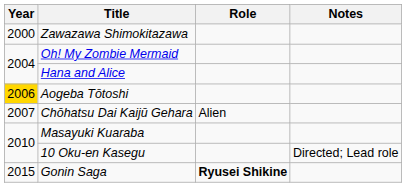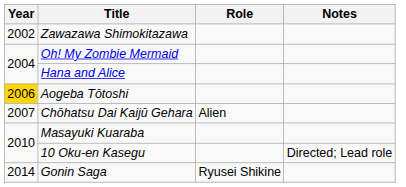(21, 34) 2000 -> (21, 34) 2002
(21, 172) 2015 -> (21, 172) 2014
(243, 172) bold -> (240, 172) normal
